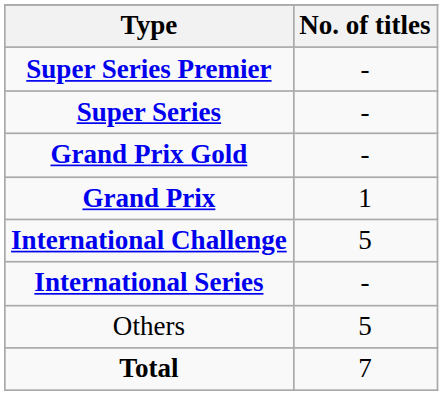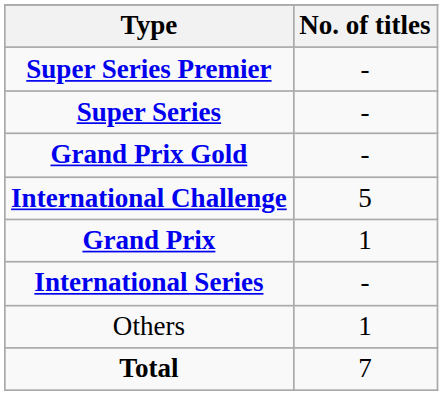rows swapped: (149, 197) <-> (149, 240)
(365, 326) 5 -> (365, 326) 1
